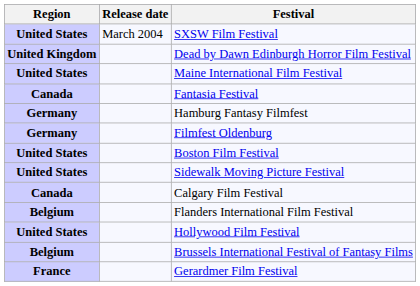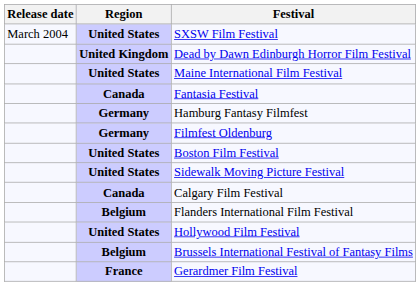columns swapped: (52, 14) <-> (135, 14)
